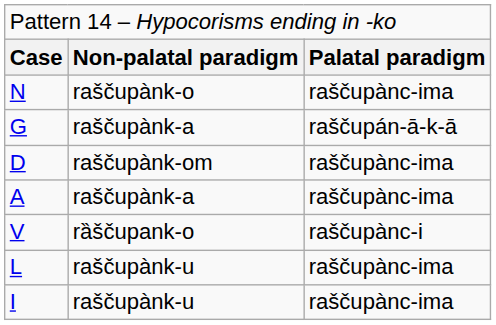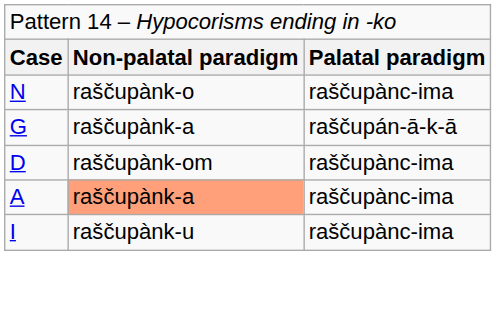(133, 197) no background -> (133, 197) lightsalmon background
- row: (17, 232)
- row: (16, 267)
